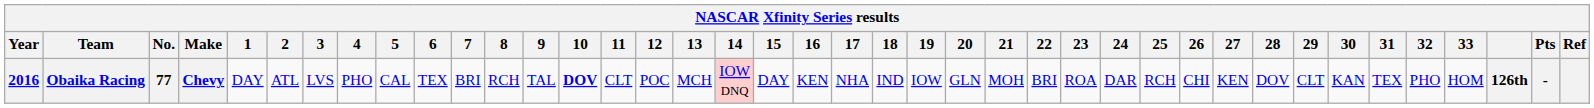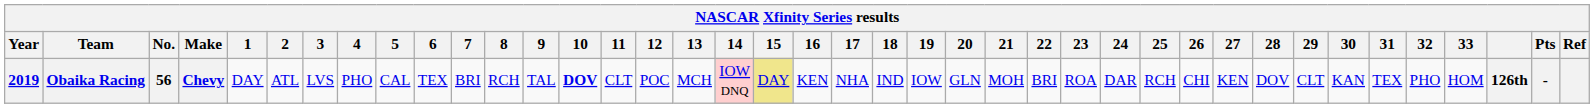(24, 80) 2016 -> (24, 80) 2019
(164, 80) 77 -> (164, 80) 56
(773, 80) no background -> (773, 80) khaki background
